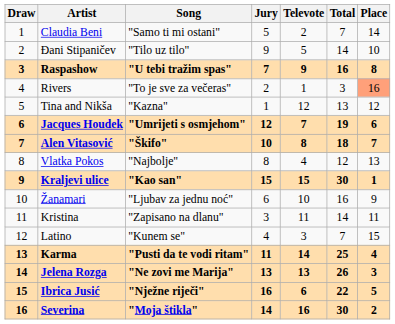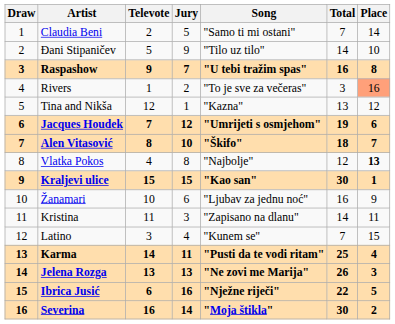columns swapped: (189, 13) <-> (304, 13)
(374, 161) normal -> (374, 161) bold
